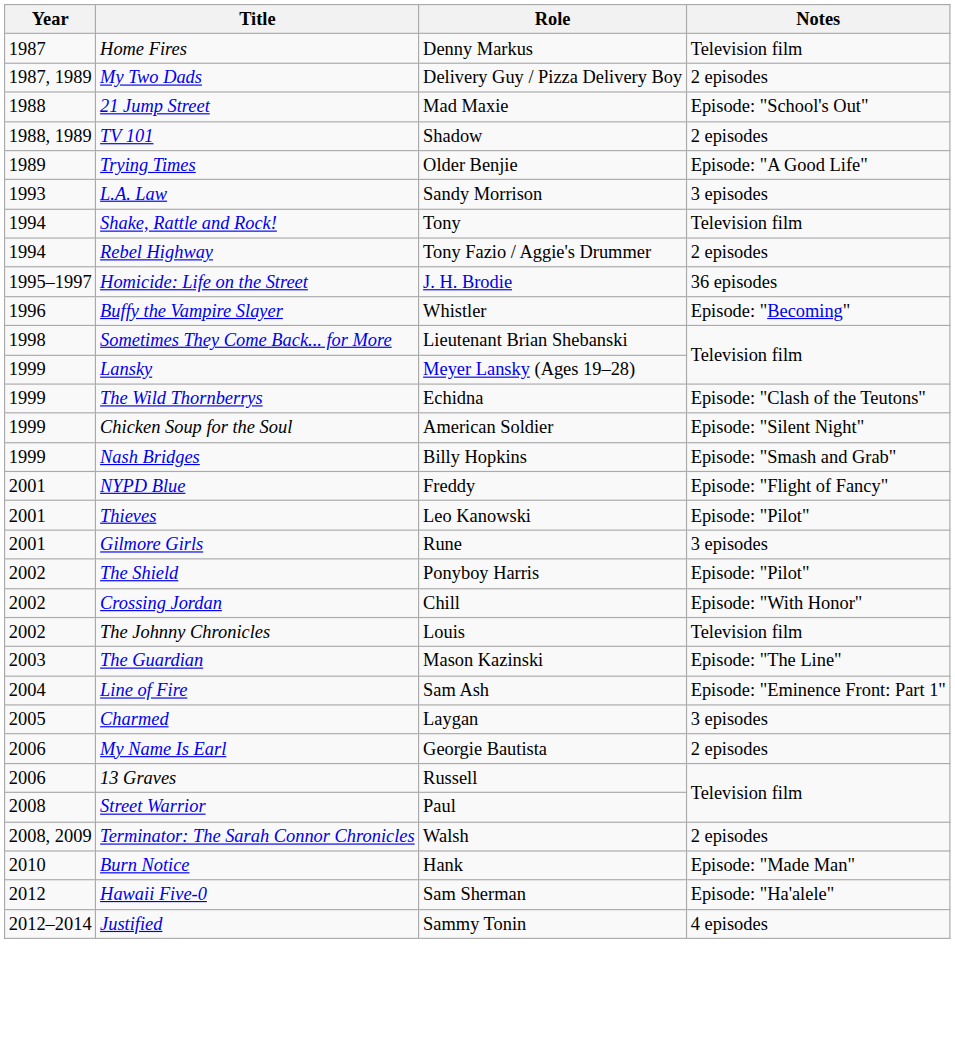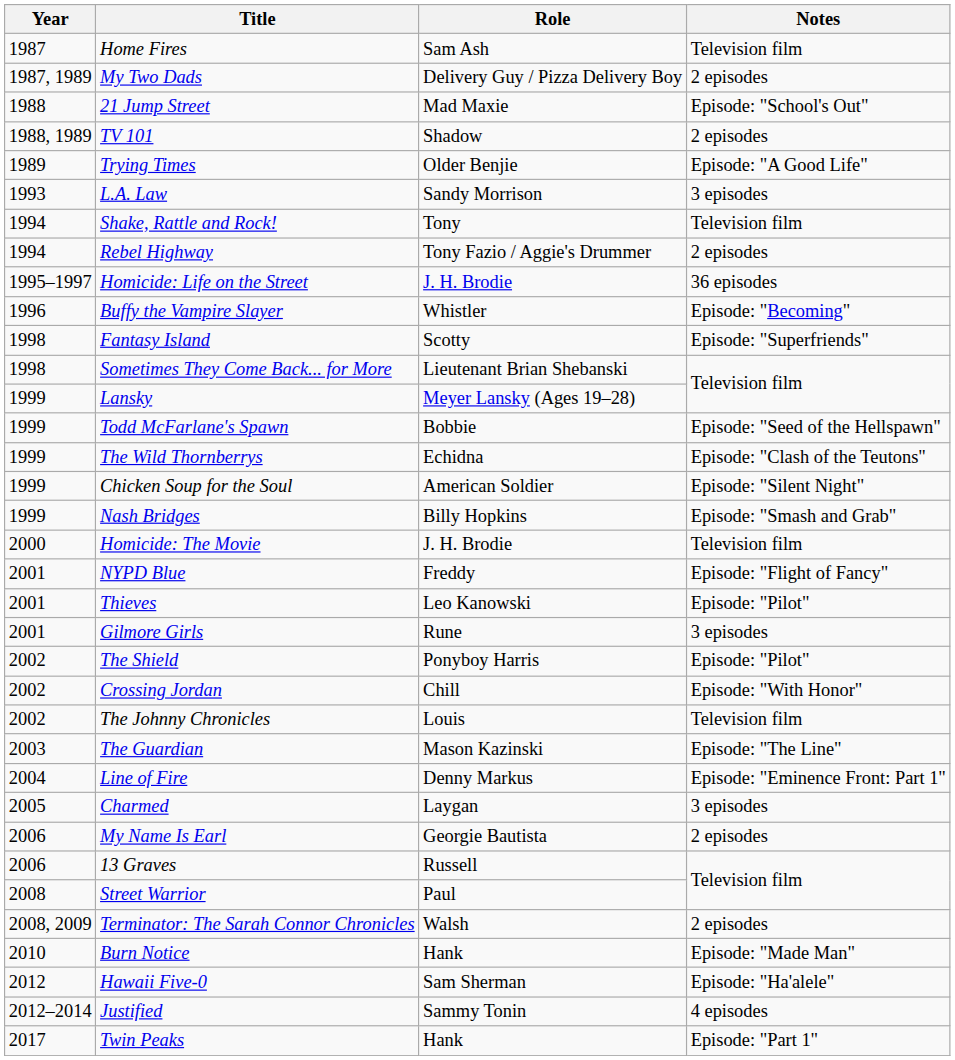(478, 48) Denny Markus -> (456, 48) Sam Ash
+ row: (155, 340)
+ row: (194, 427)
+ row: (180, 544)
(456, 690) Sam Ash -> (478, 777) Denny Markus
+ row: (142, 1040)
